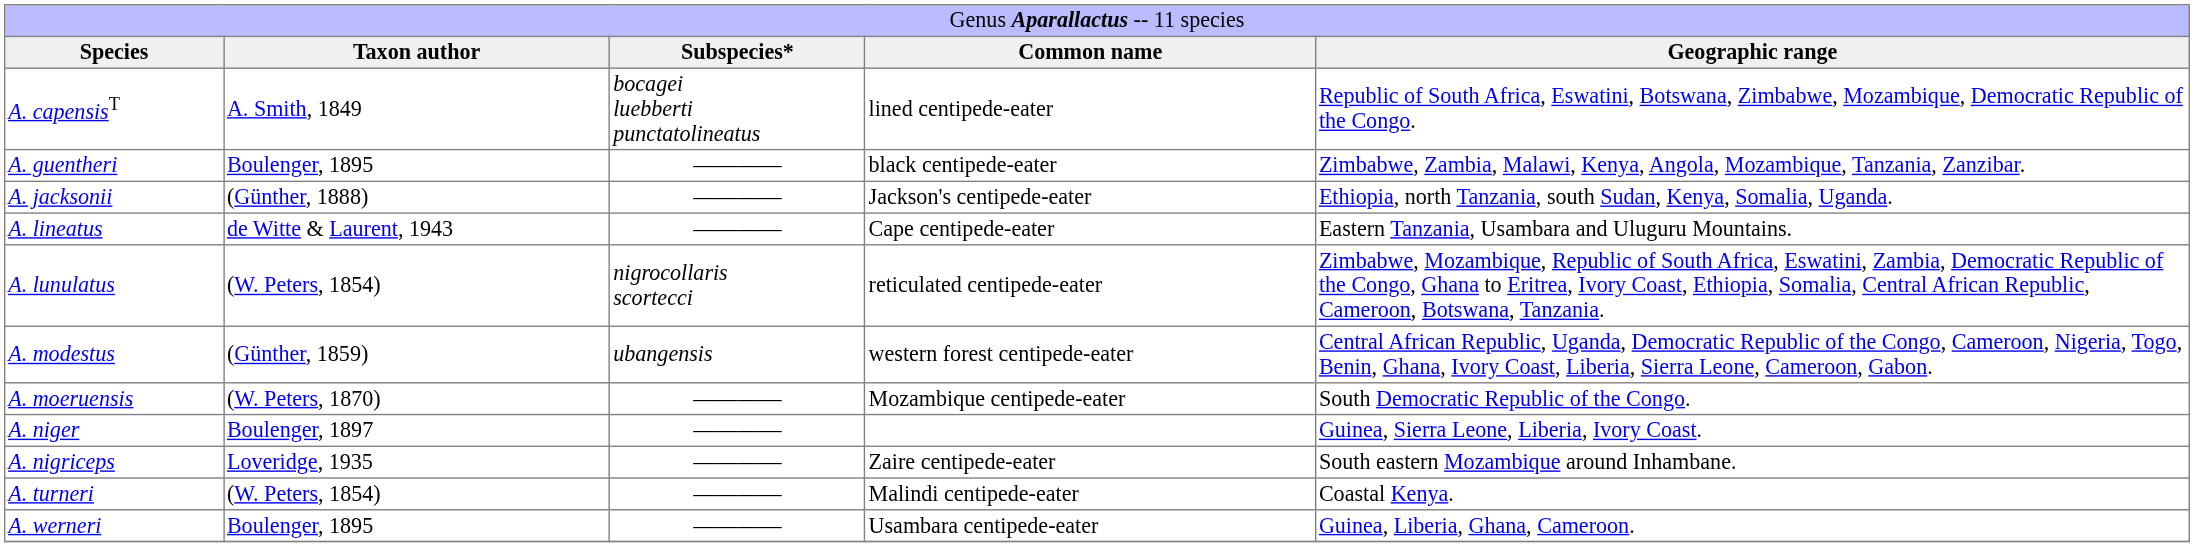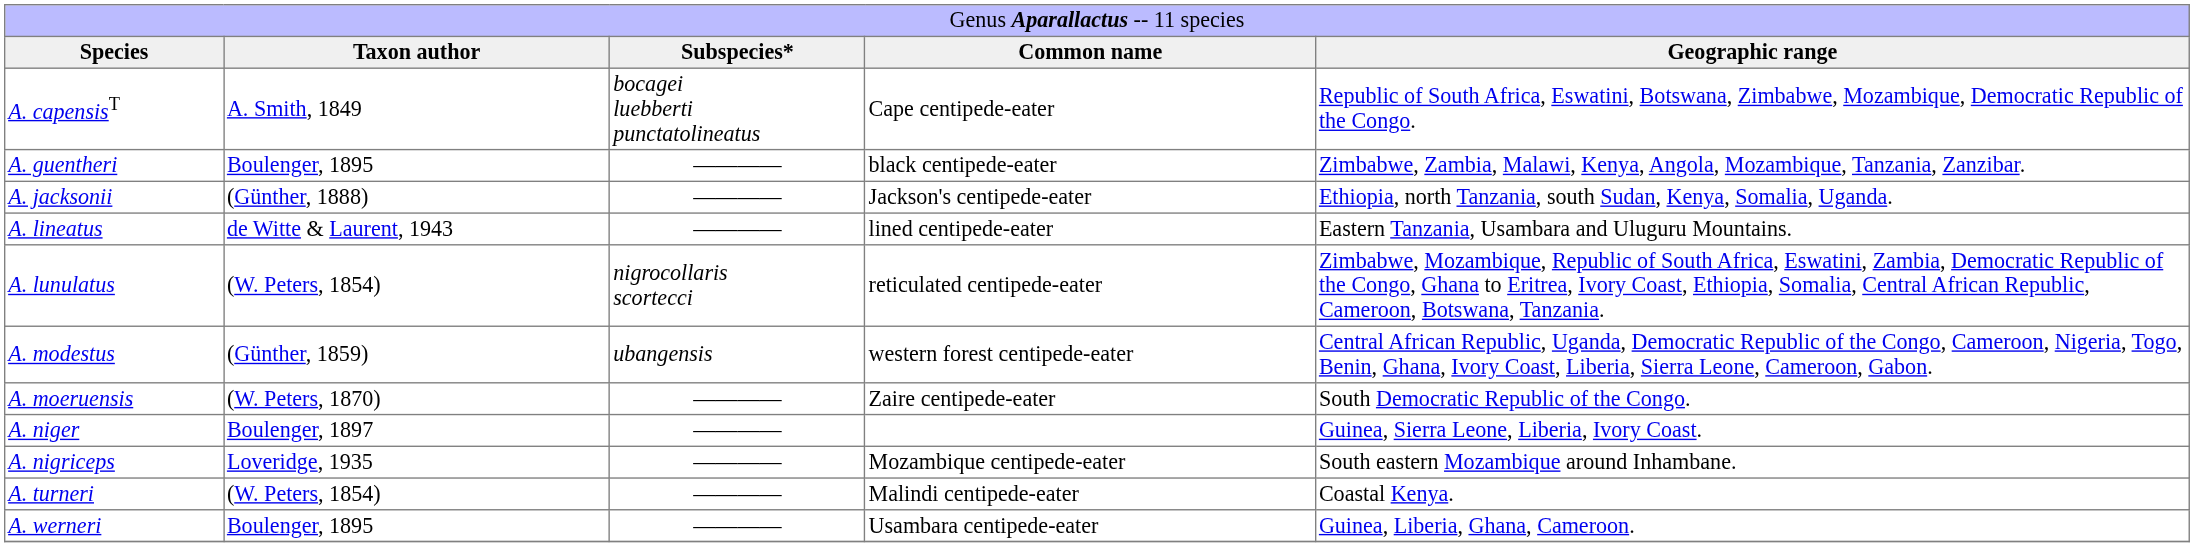(961, 108) lined centipede-eater -> (961, 108) Cape centipede-eater
(961, 228) Cape centipede-eater -> (961, 228) lined centipede-eater
(997, 398) Mozambique centipede-eater -> (962, 398) Zaire centipede-eater
(962, 461) Zaire centipede-eater -> (997, 461) Mozambique centipede-eater
